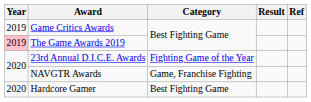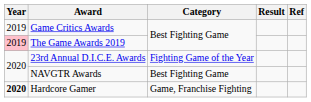(201, 74) Game, Franchise Fighting -> (189, 74) Best Fighting Game
(16, 89) normal -> (16, 89) bold
(189, 89) Best Fighting Game -> (201, 89) Game, Franchise Fighting
